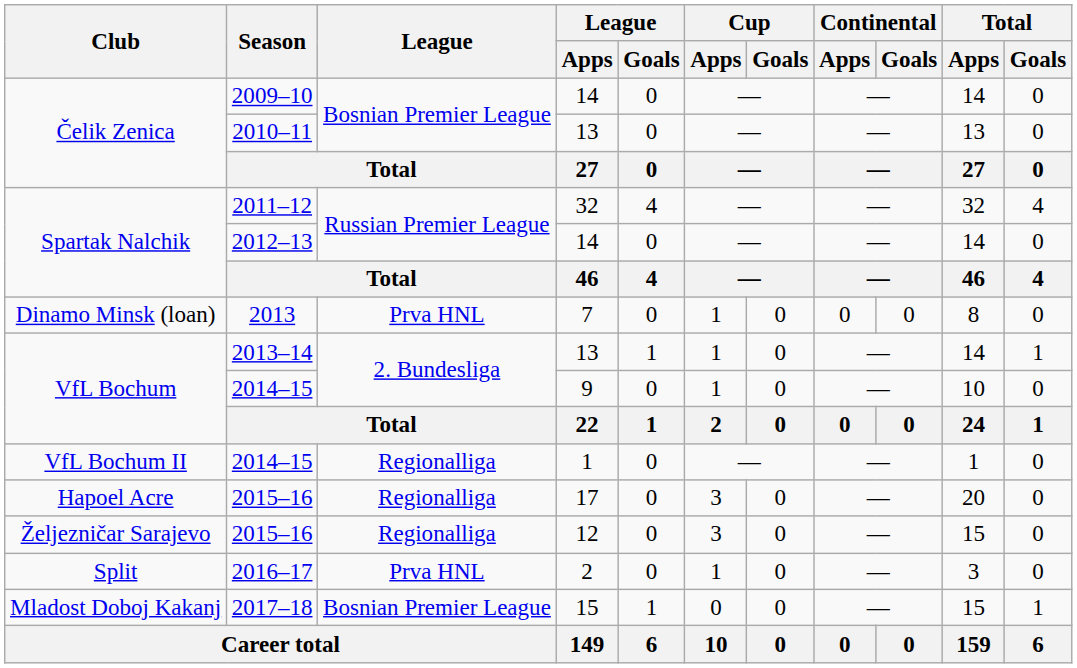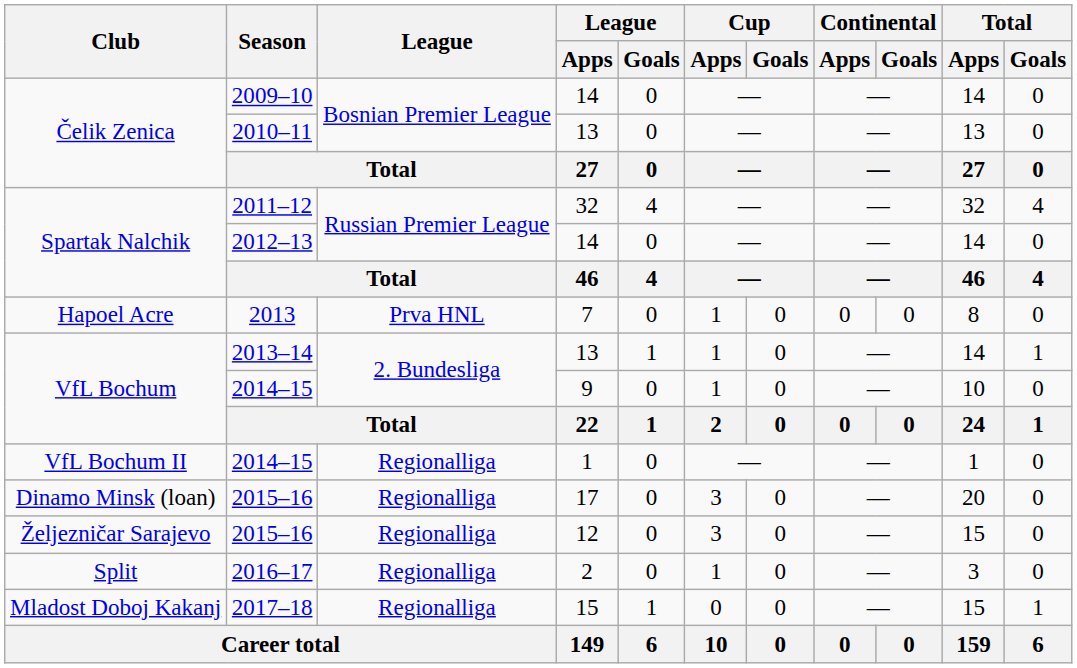(116, 315) Dinamo Minsk (loan) -> (116, 315) Hapoel Acre
(116, 497) Hapoel Acre -> (116, 497) Dinamo Minsk (loan)
(437, 570) Prva HNL -> (437, 570) Regionalliga
(437, 607) Bosnian Premier League -> (437, 607) Regionalliga
